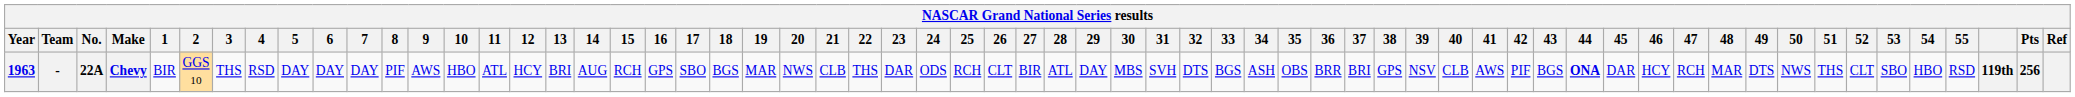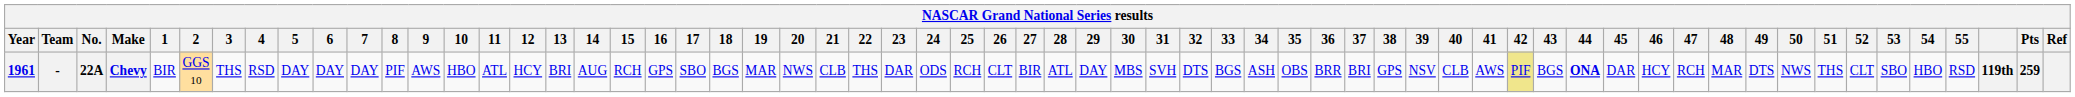(21, 71) 1963 -> (21, 71) 1961
(1521, 71) no background -> (1521, 71) khaki background
(2030, 71) 256 -> (2030, 71) 259
